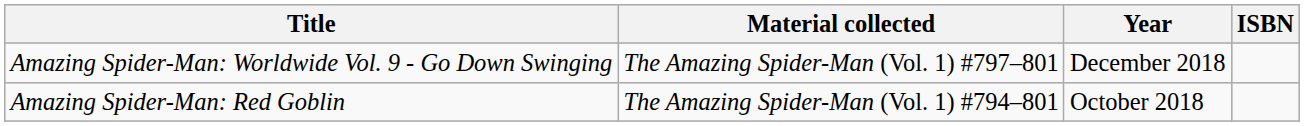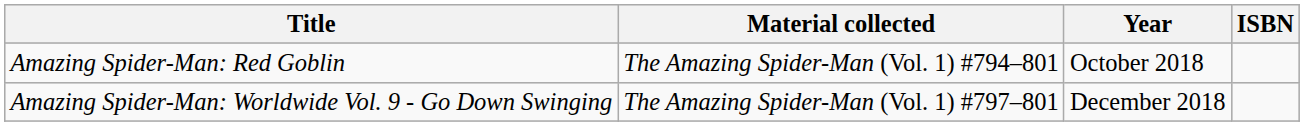rows swapped: (311, 62) <-> (178, 101)
